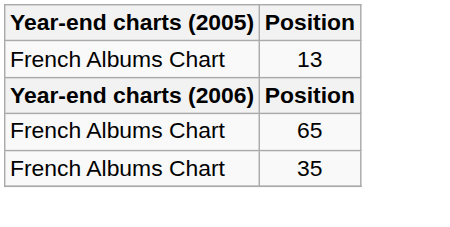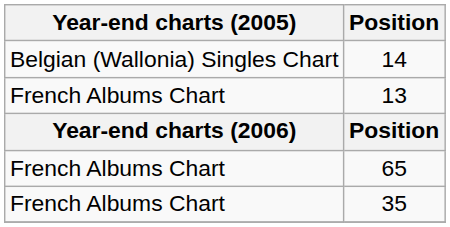+ row: (394, 58)
